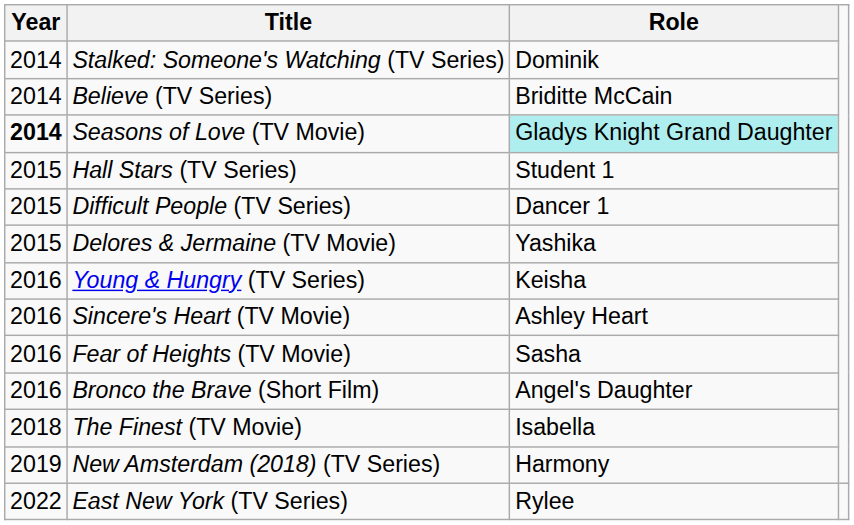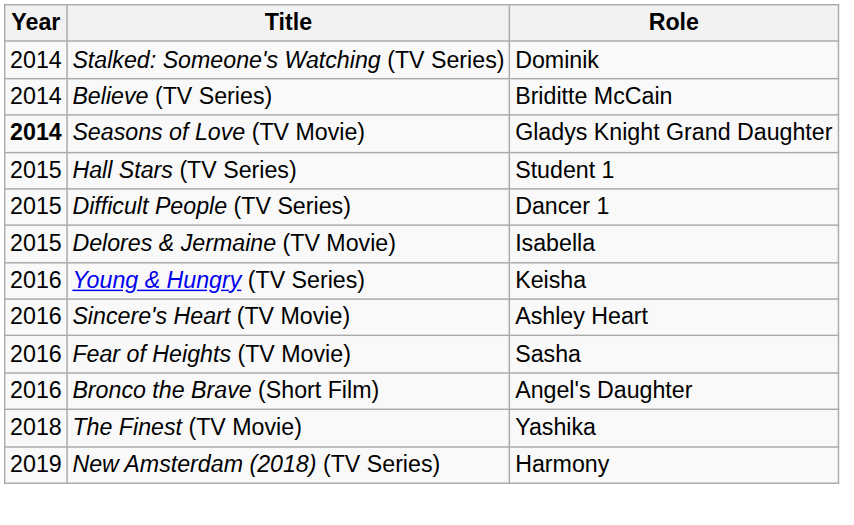(674, 133) paleturquoise background -> (674, 133) no background
(556, 243) Yashika -> (555, 243) Isabella
(555, 427) Isabella -> (556, 427) Yashika
- row: (210, 501)
